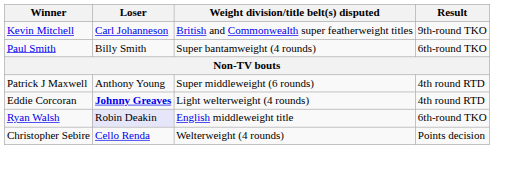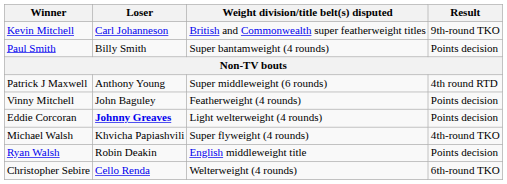(452, 48) 6th-round TKO -> (464, 48) Points decision
+ row: (40, 100)
(451, 100) 4th round RTD -> (464, 118) Points decision
+ row: (40, 135)
(126, 118) lavender background -> (126, 153) no background
(452, 118) 6th-round TKO -> (464, 153) Points decision
(451, 135) Points decision -> (465, 170) 6th-round TKO
